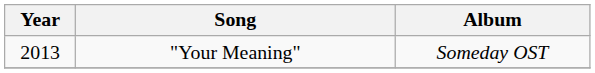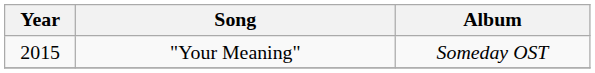(40, 51) 2013 -> (40, 51) 2015
